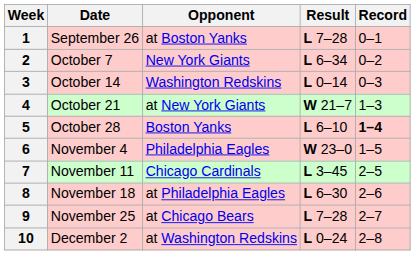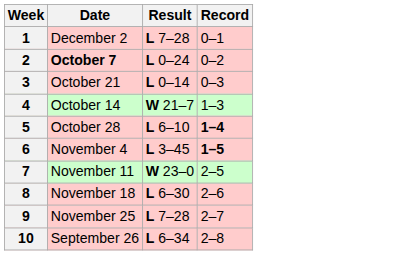- column: (221, 15)
(95, 37) September 26 -> (89, 37) December 2
(82, 60) normal -> (84, 60) bold
(325, 60) L 6–34 -> (168, 60) L 0–24
(86, 82) October 14 -> (86, 82) October 21
(86, 104) October 21 -> (86, 104) October 14
(328, 149) W 23–0 -> (168, 149) L 3–45
(370, 149) normal -> (212, 149) bold
(325, 171) L 3–45 -> (170, 171) W 23–0
(89, 238) December 2 -> (95, 238) September 26
(325, 238) L 0–24 -> (168, 238) L 6–34
